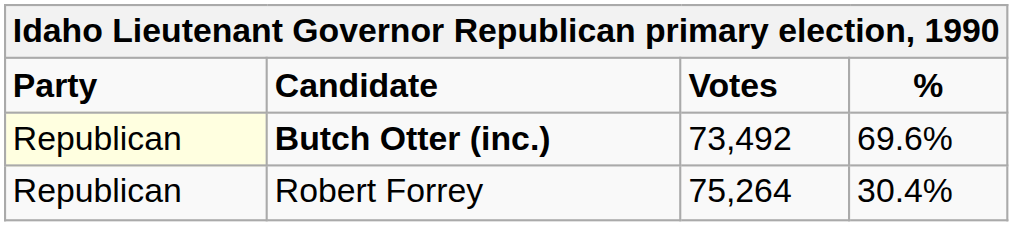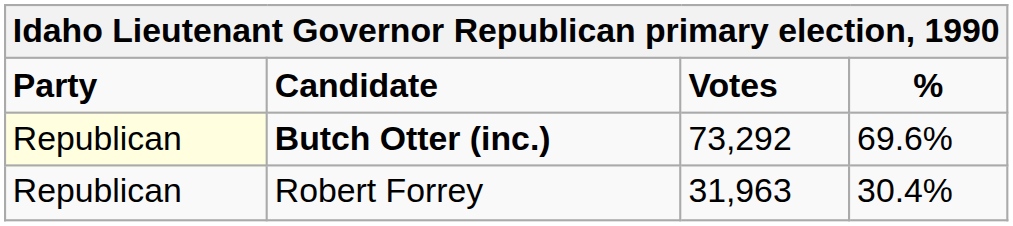(740, 138) 73,492 -> (740, 138) 73,292
(740, 191) 75,264 -> (740, 191) 31,963
